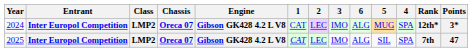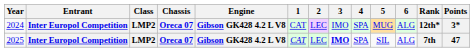columns swapped: (406, 11) <-> (361, 11)
(339, 39) normal -> (340, 39) bold
